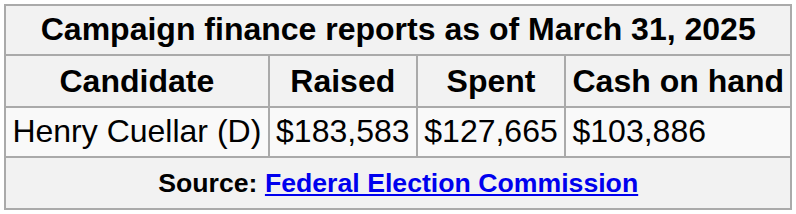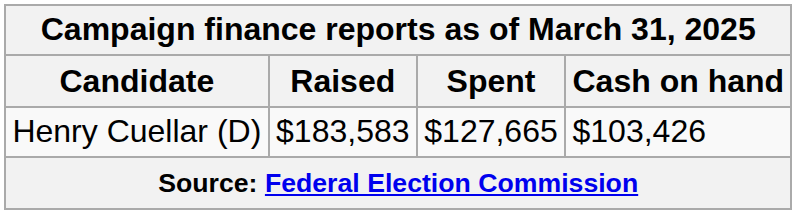(639, 131) $103,886 -> (639, 131) $103,426
